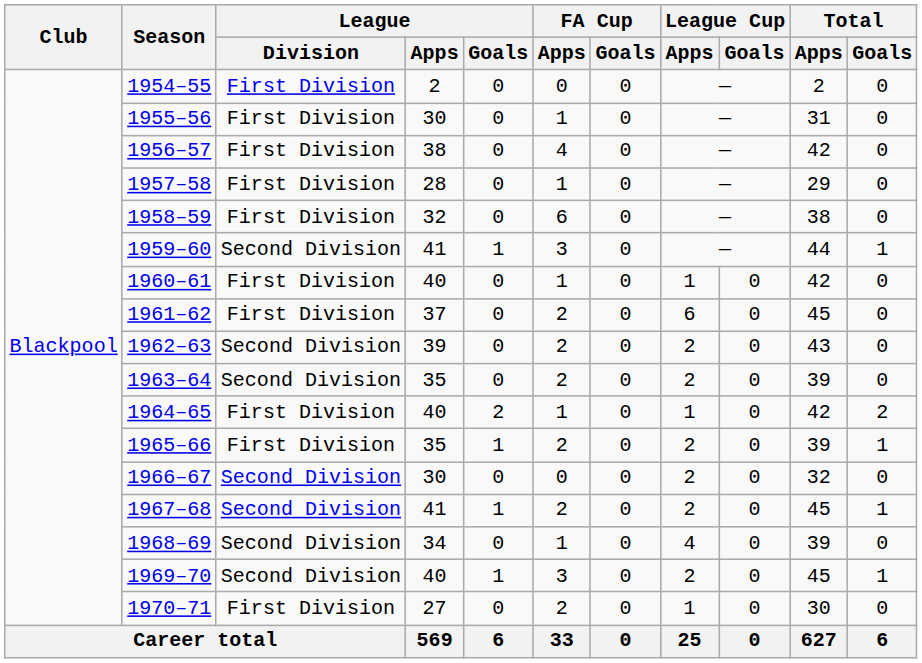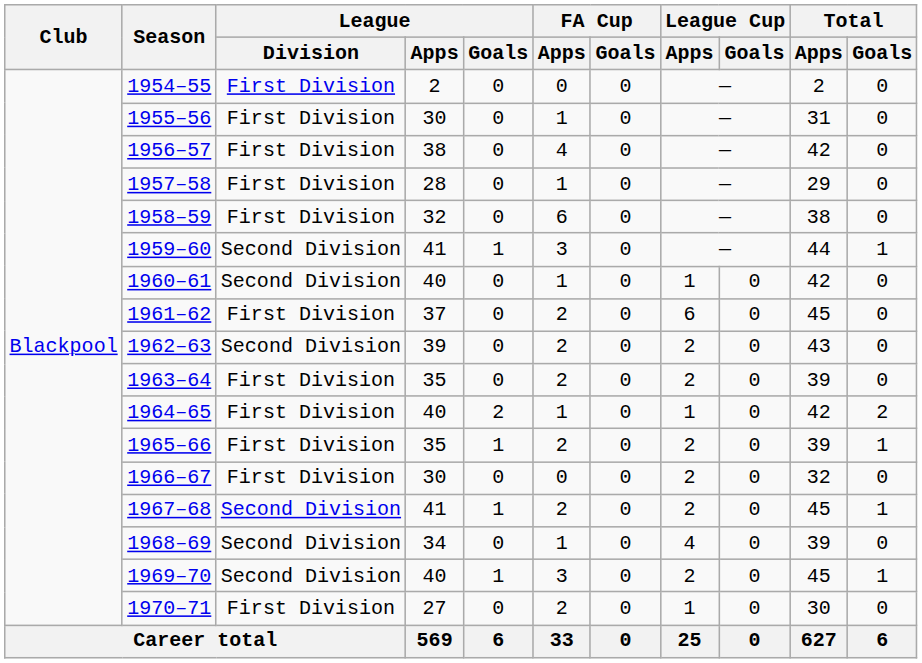(311, 282) First Division -> (311, 282) Second Division
(311, 380) Second Division -> (311, 380) First Division
(311, 478) Second Division -> (311, 478) First Division
